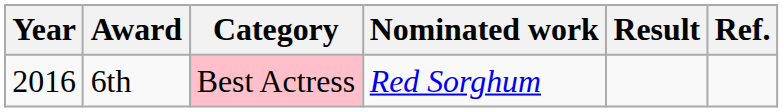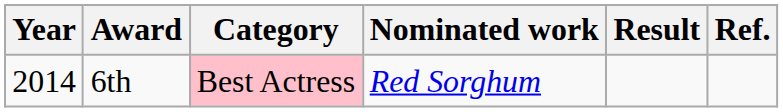(44, 80) 2016 -> (44, 80) 2014
